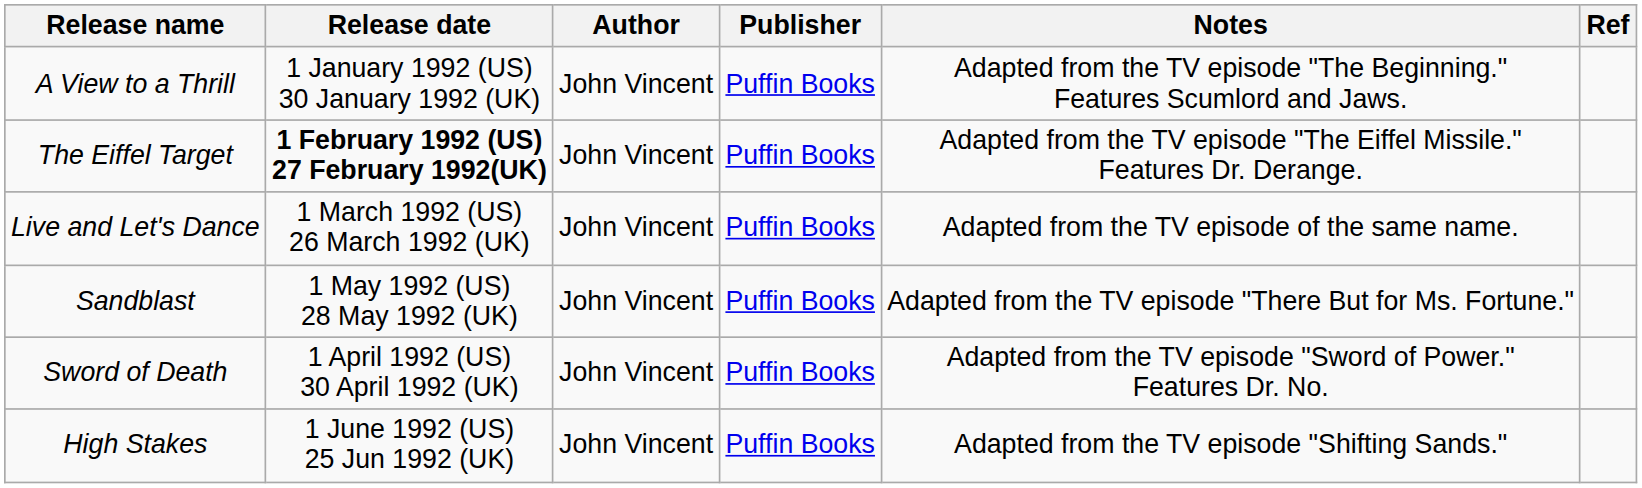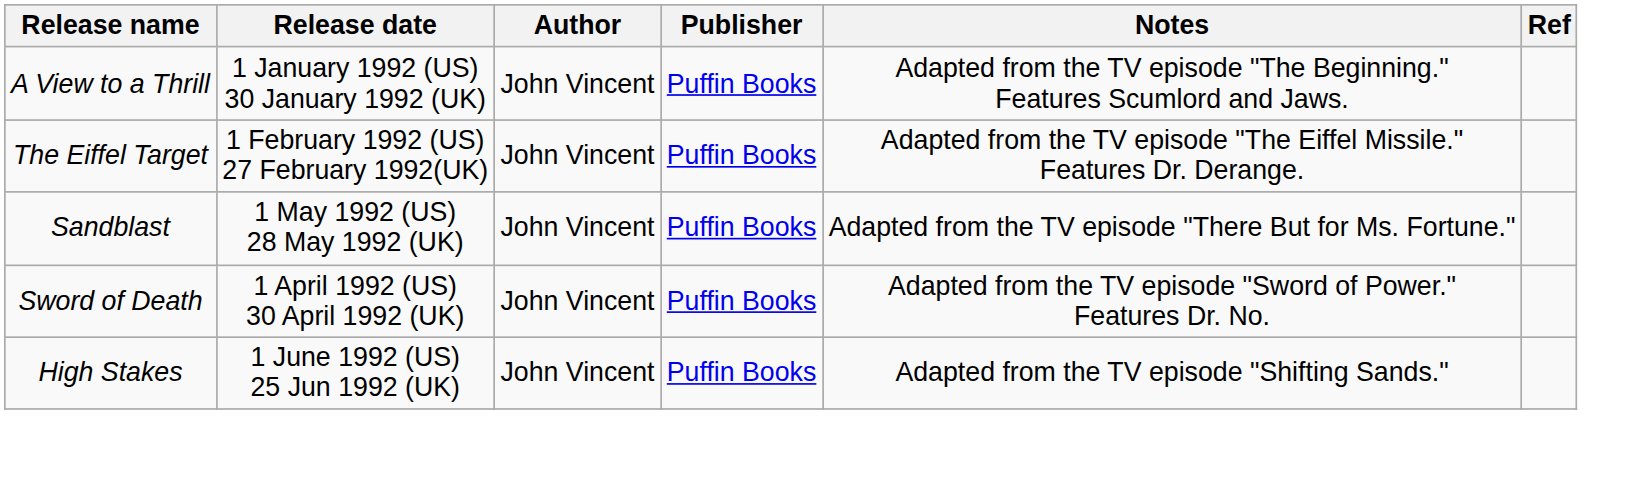(409, 155) bold -> (355, 155) normal
- row: (135, 227)
